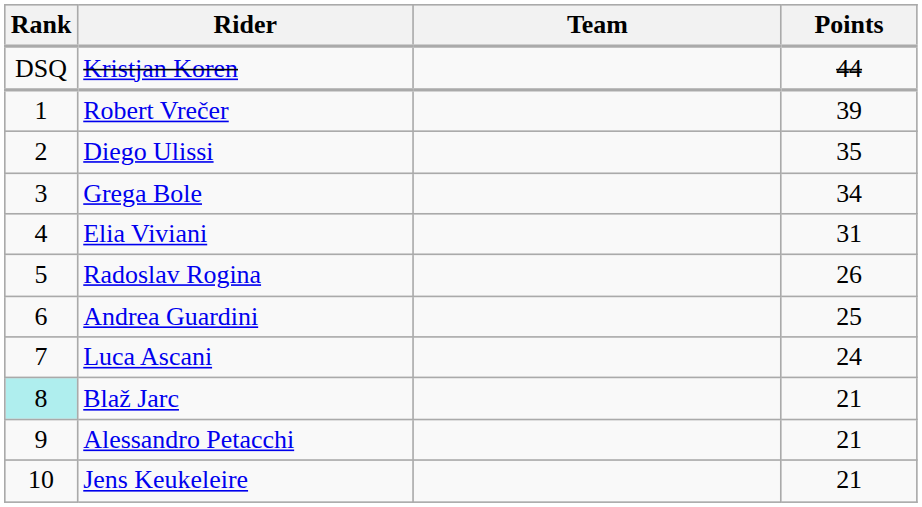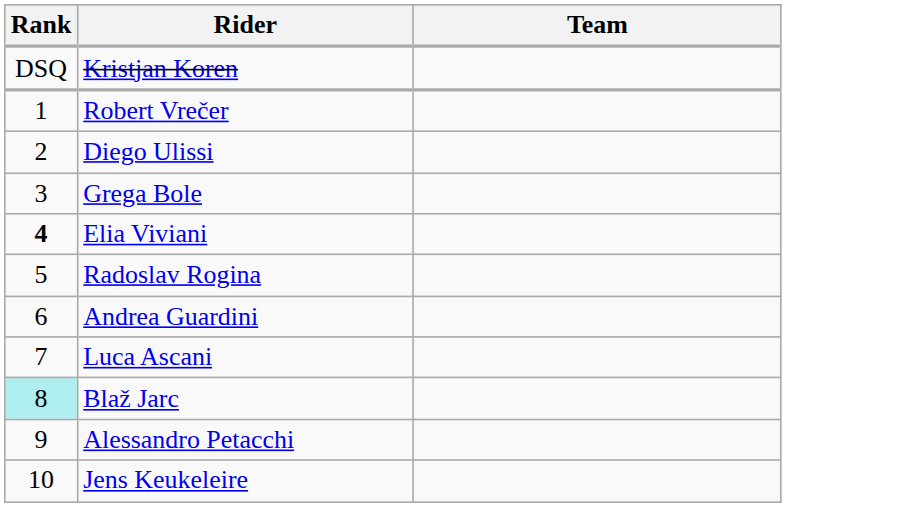- column: (849, 25)
(41, 233) normal -> (41, 233) bold
